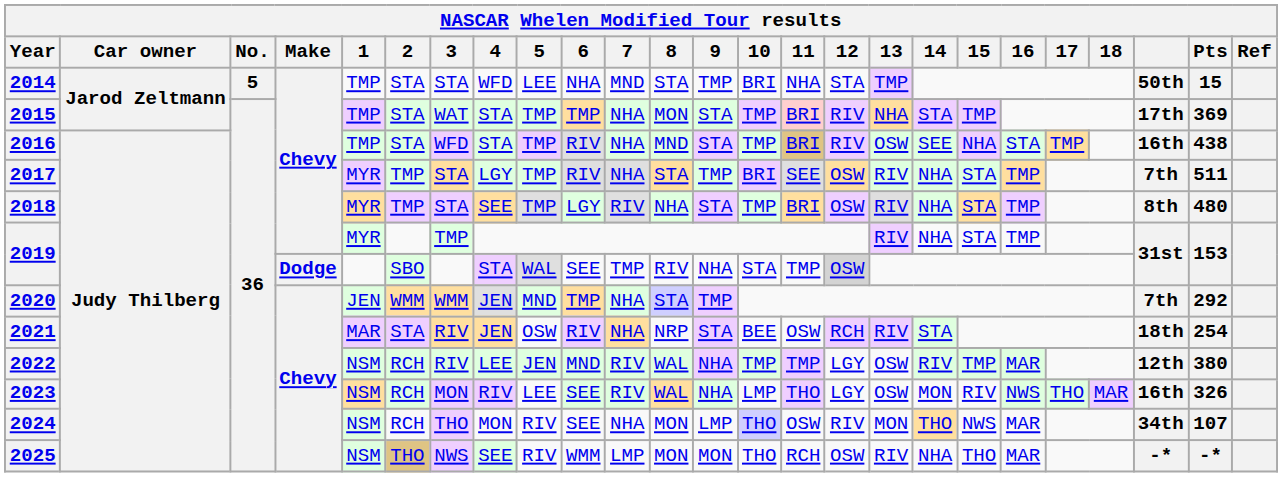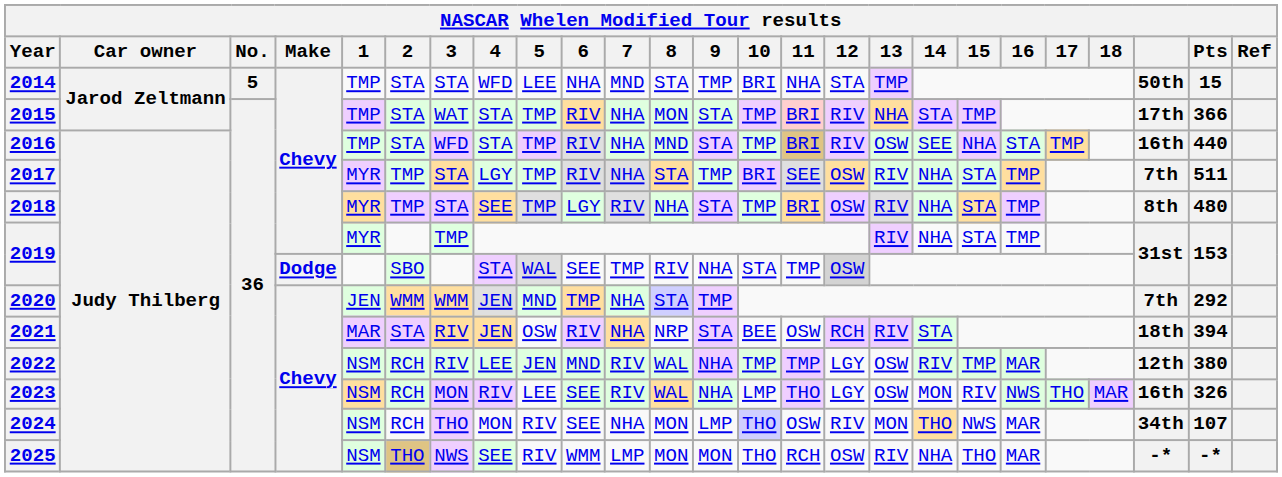(583, 114) TMP -> (583, 114) RIV
(1210, 114) 369 -> (1210, 114) 366
(1210, 145) 438 -> (1210, 145) 440
(1210, 331) 254 -> (1210, 331) 394
